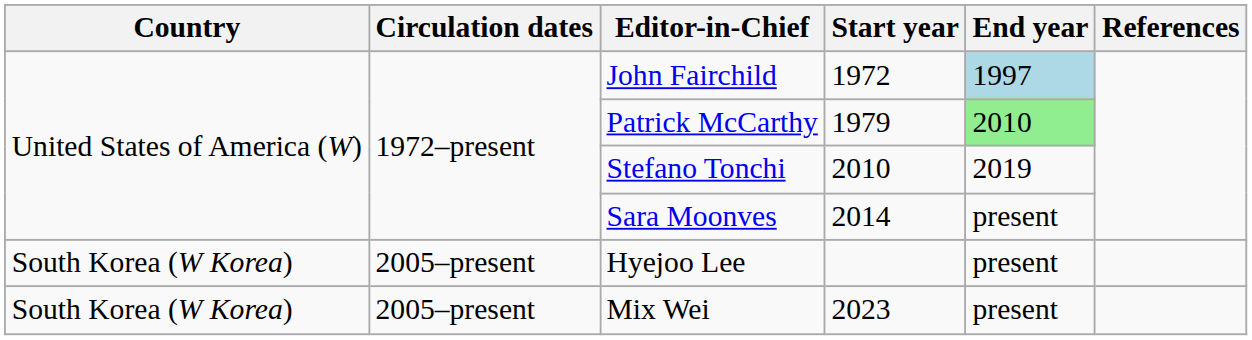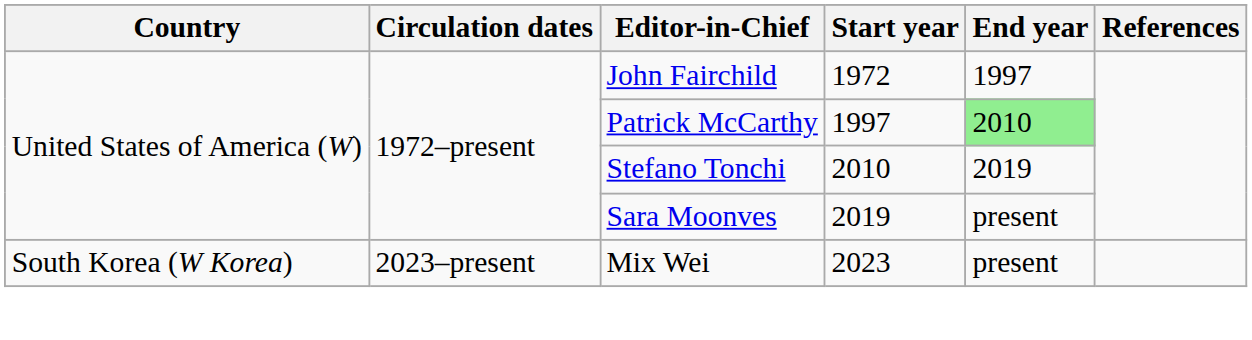(1002, 74) lightblue background -> (1002, 74) no background
(861, 121) 1979 -> (861, 121) 1997
(861, 215) 2014 -> (861, 215) 2019
- row: (676, 262)
(455, 309) 2005–present -> (455, 262) 2023–present
